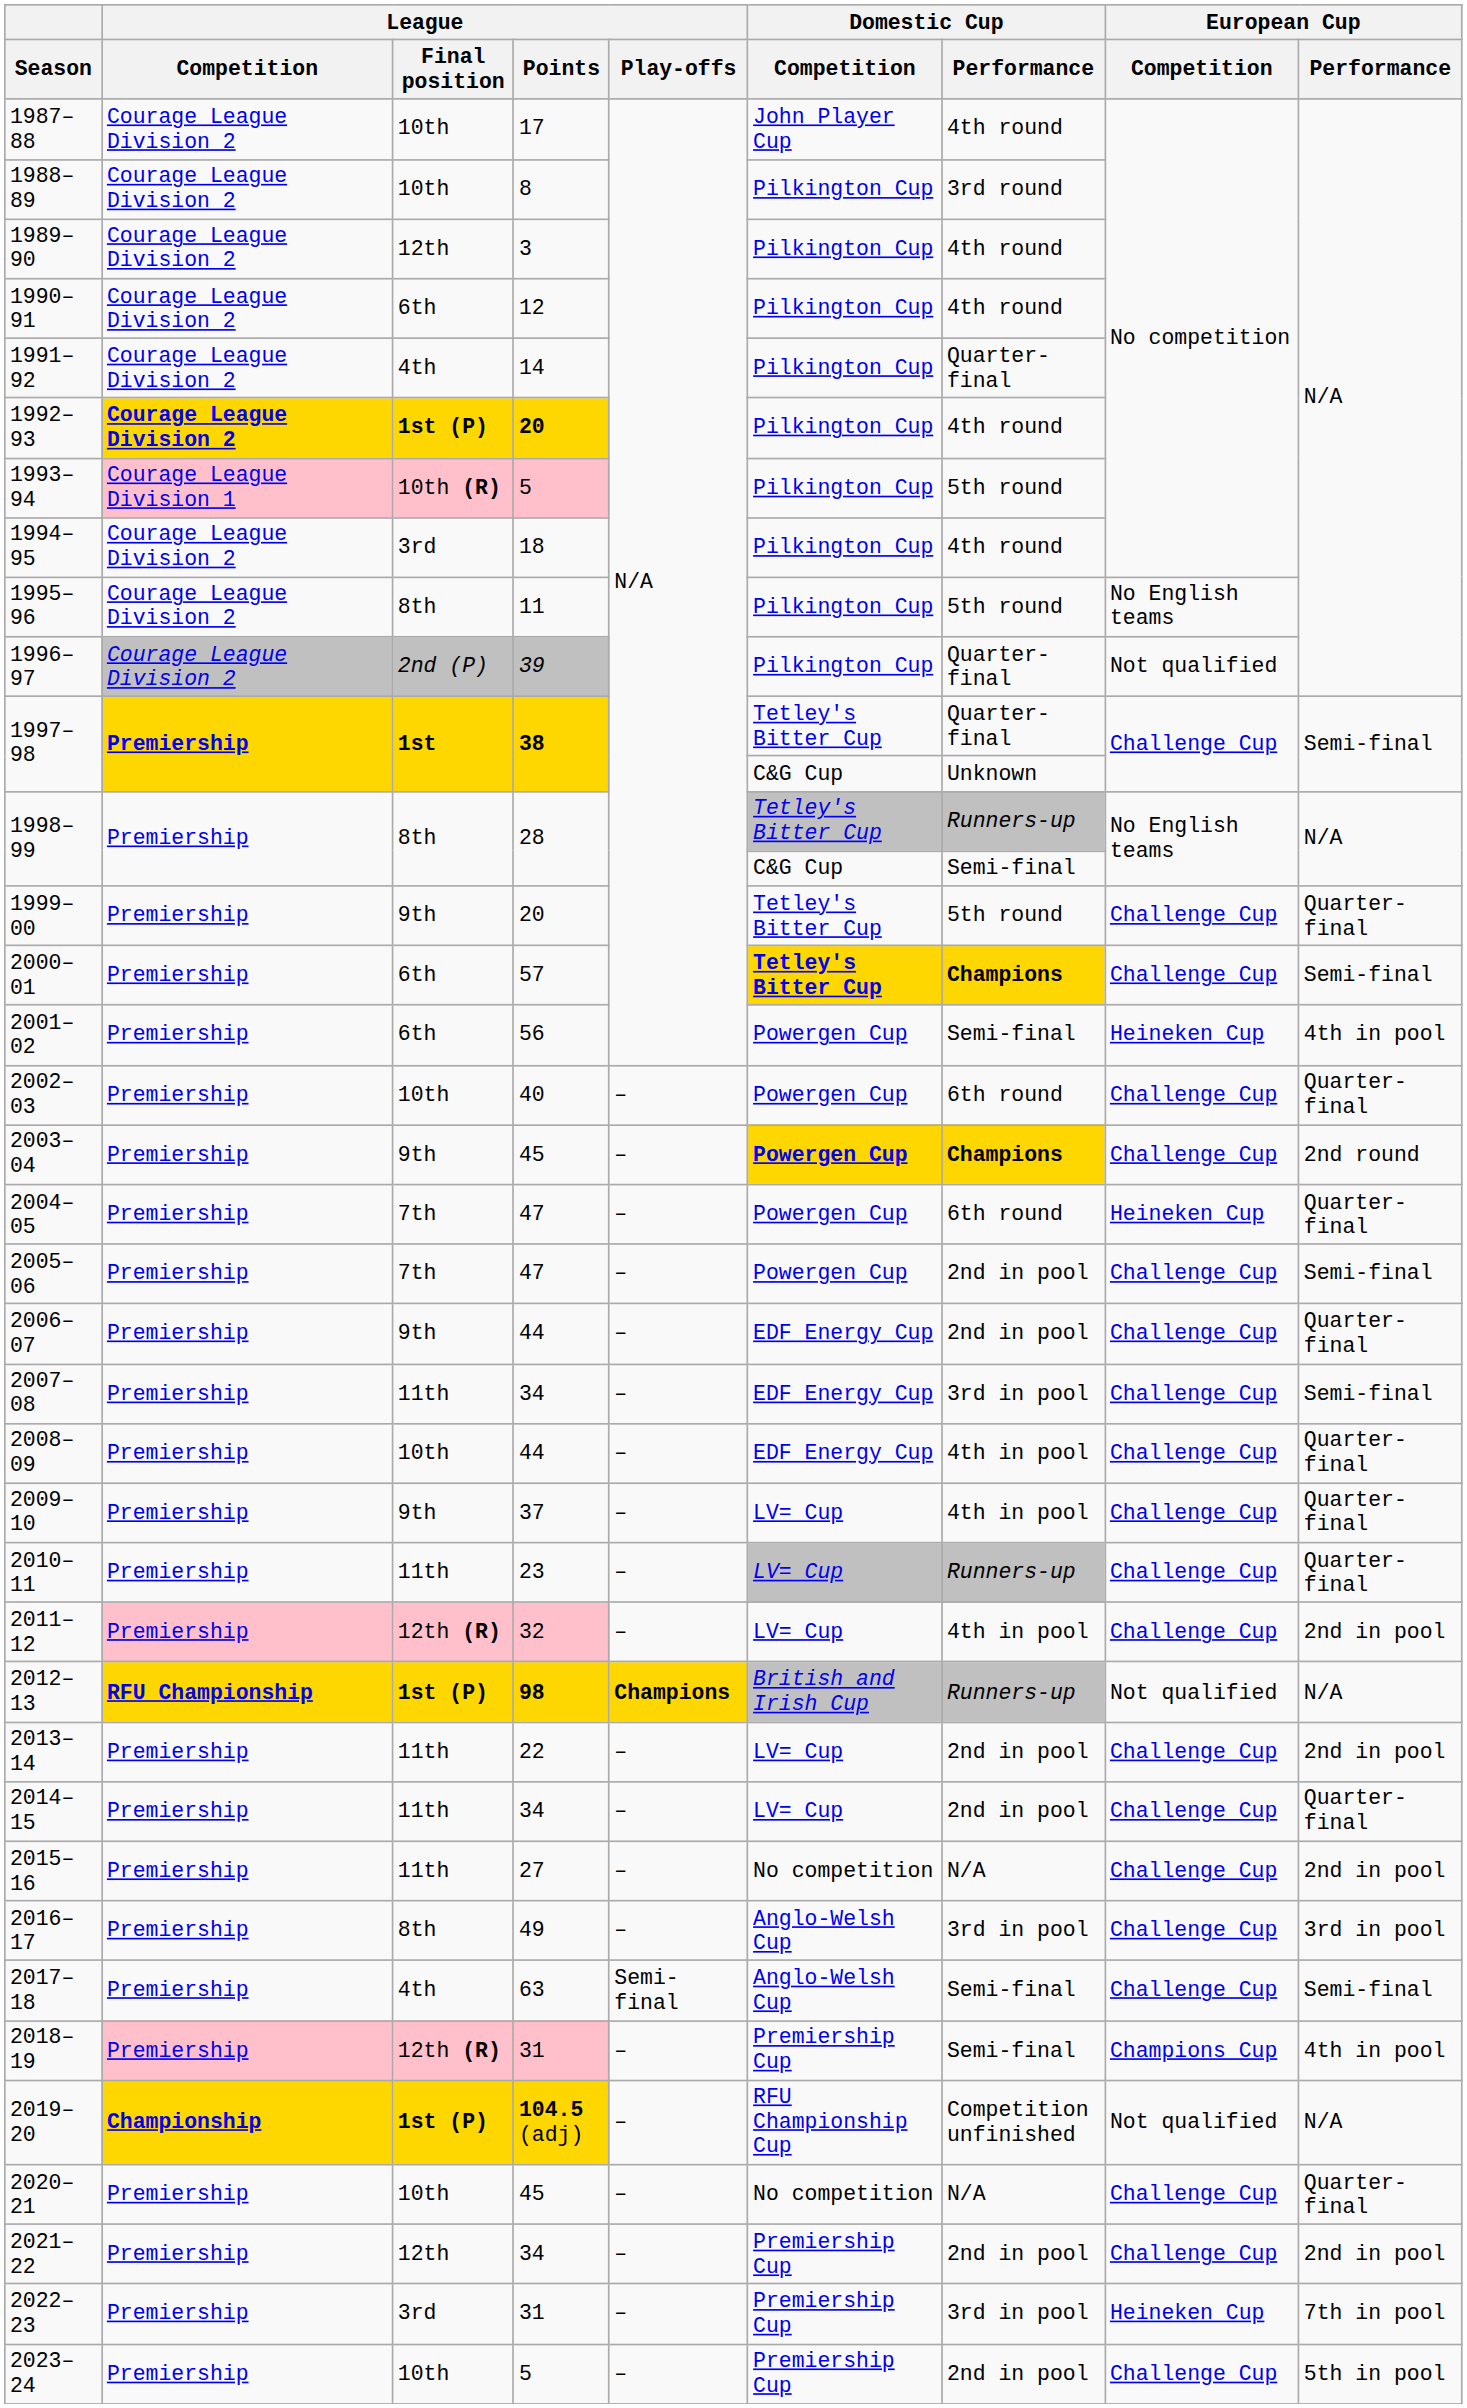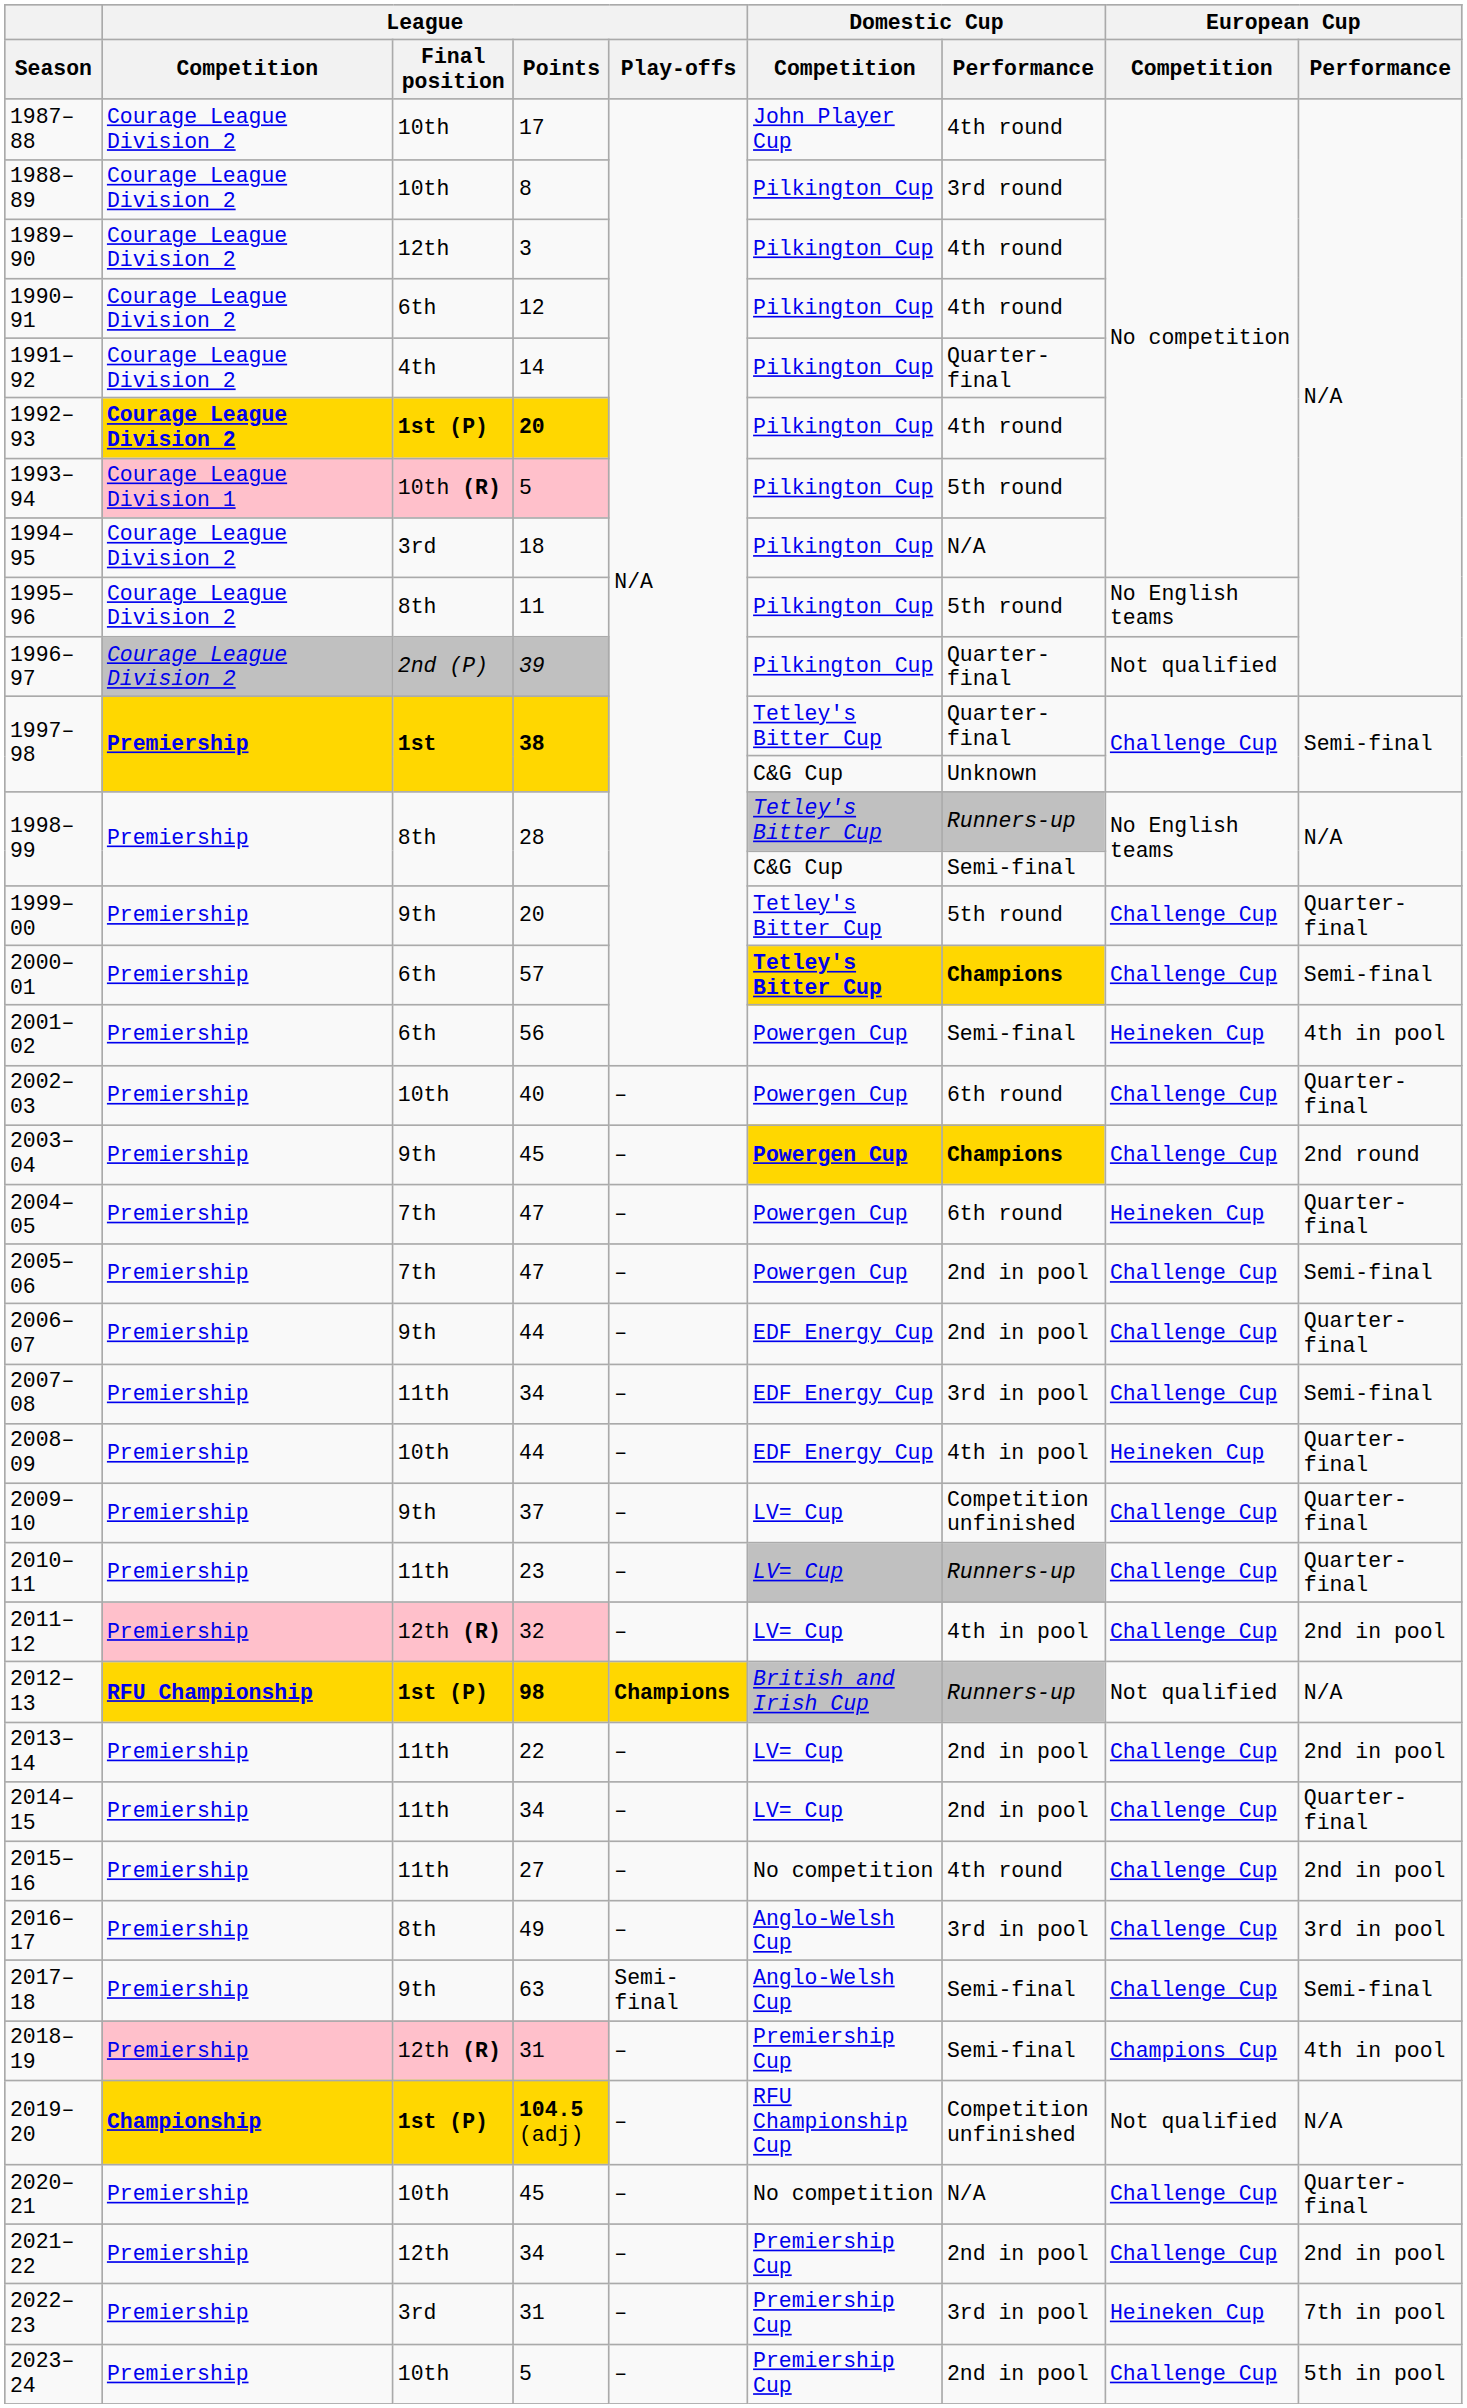(1005, 547) 4th round -> (966, 547) N/A
(1194, 1453) Challenge Cup -> (1187, 1453) Heineken Cup
(1018, 1513) 4th in pool -> (1018, 1513) Competition unfinished
(966, 1871) N/A -> (1005, 1871) 4th round
(417, 1991) 4th -> (417, 1991) 9th
